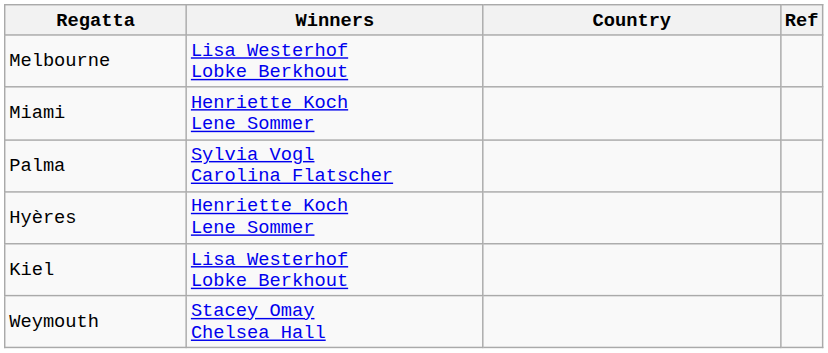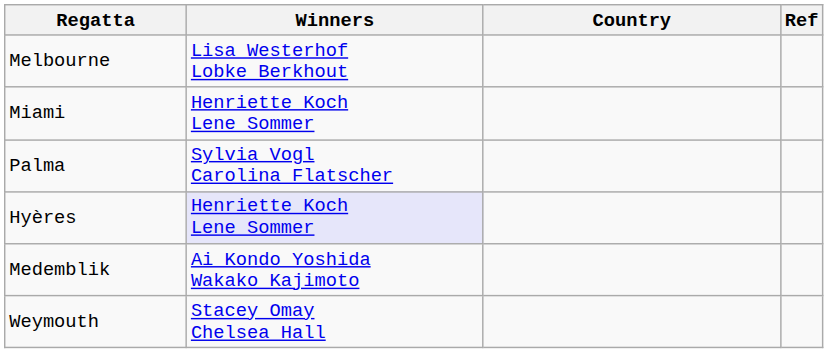(270, 218) no background -> (270, 218) lavender background
+ row: (60, 270)
- row: (32, 270)
